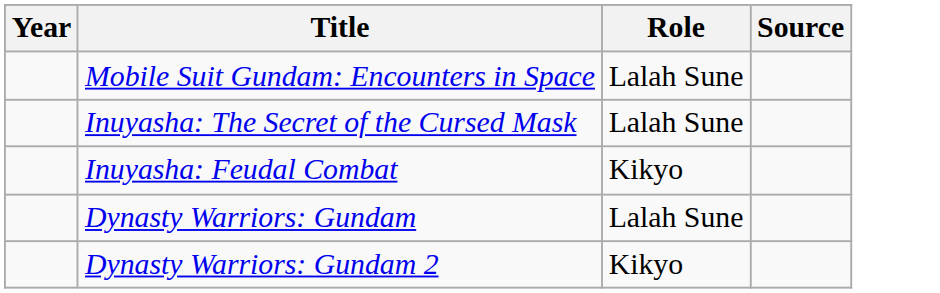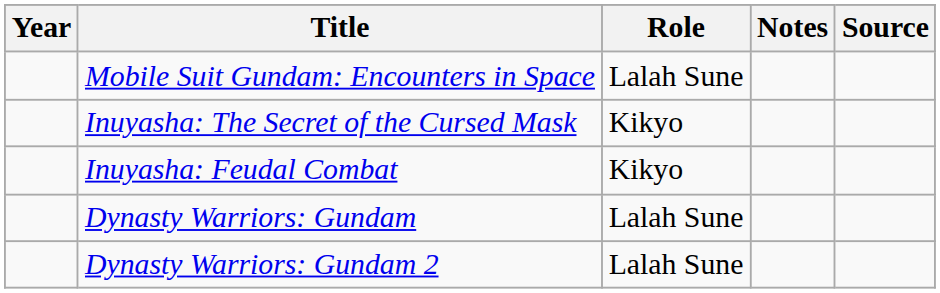+ column: (793, 28)
(676, 122) Lalah Sune -> (646, 122) Kikyo
(646, 264) Kikyo -> (676, 264) Lalah Sune
